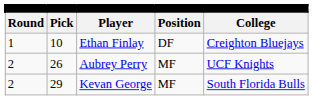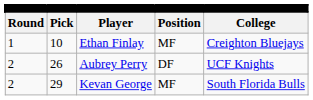(166, 43) DF -> (167, 43) MF
(167, 64) MF -> (166, 64) DF
